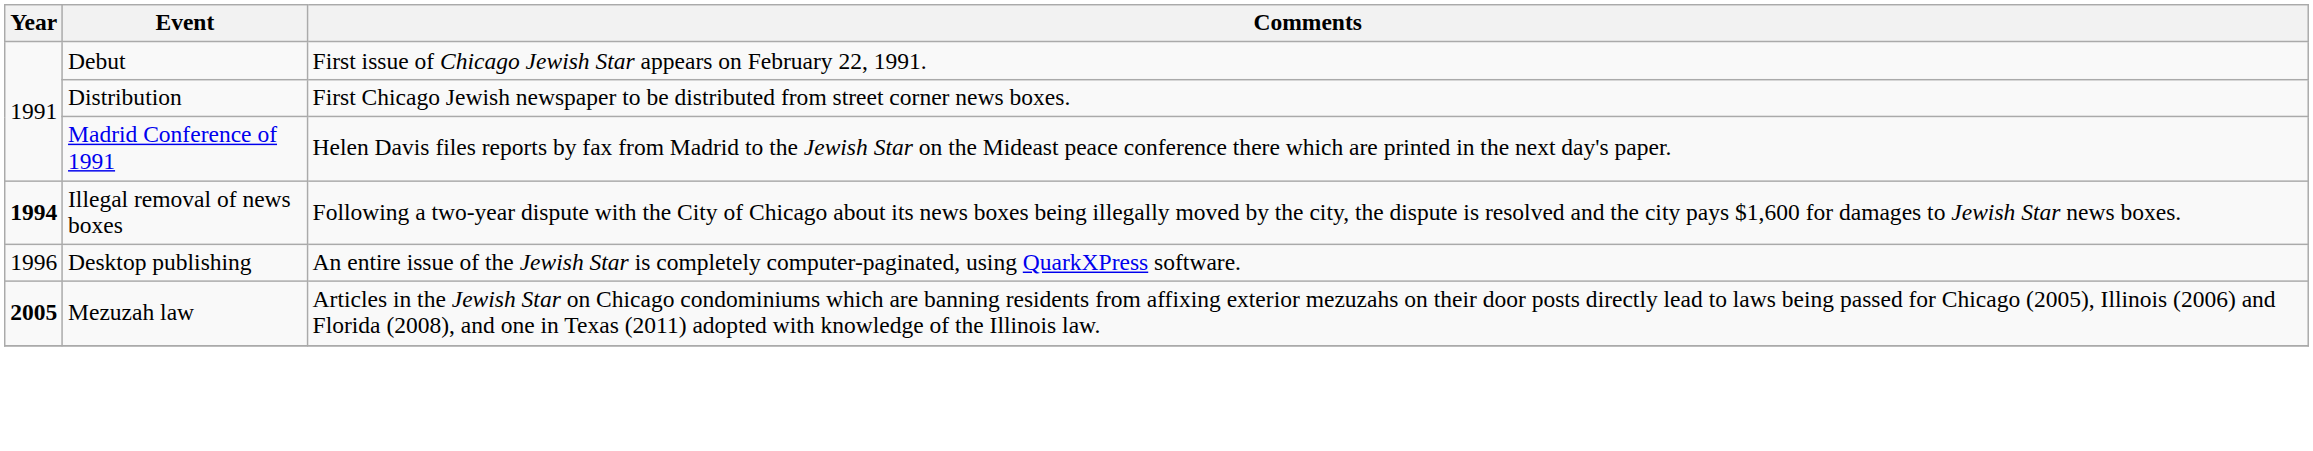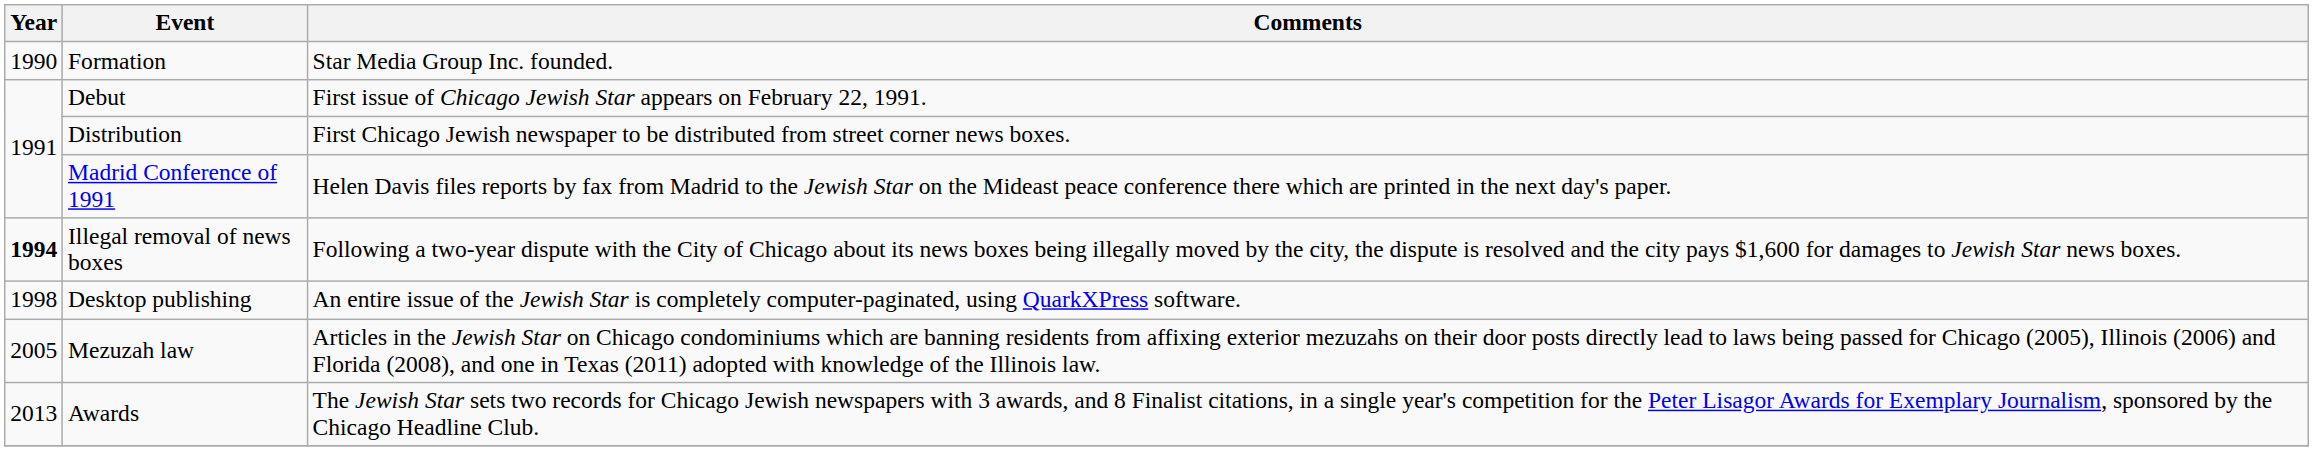+ row: (117, 60)
(34, 262) 1996 -> (34, 299) 1998
(34, 313) bold -> (34, 350) normal
+ row: (104, 414)
